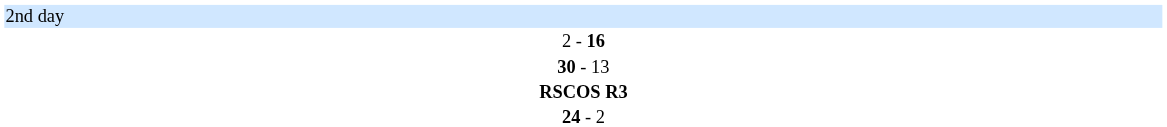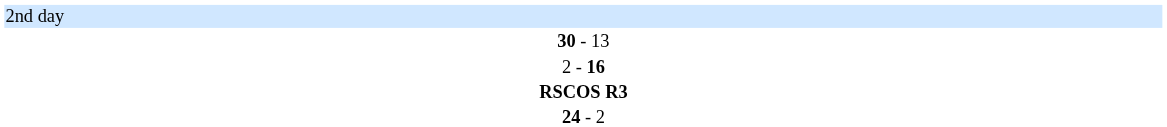rows swapped: (583, 41) <-> (583, 66)
